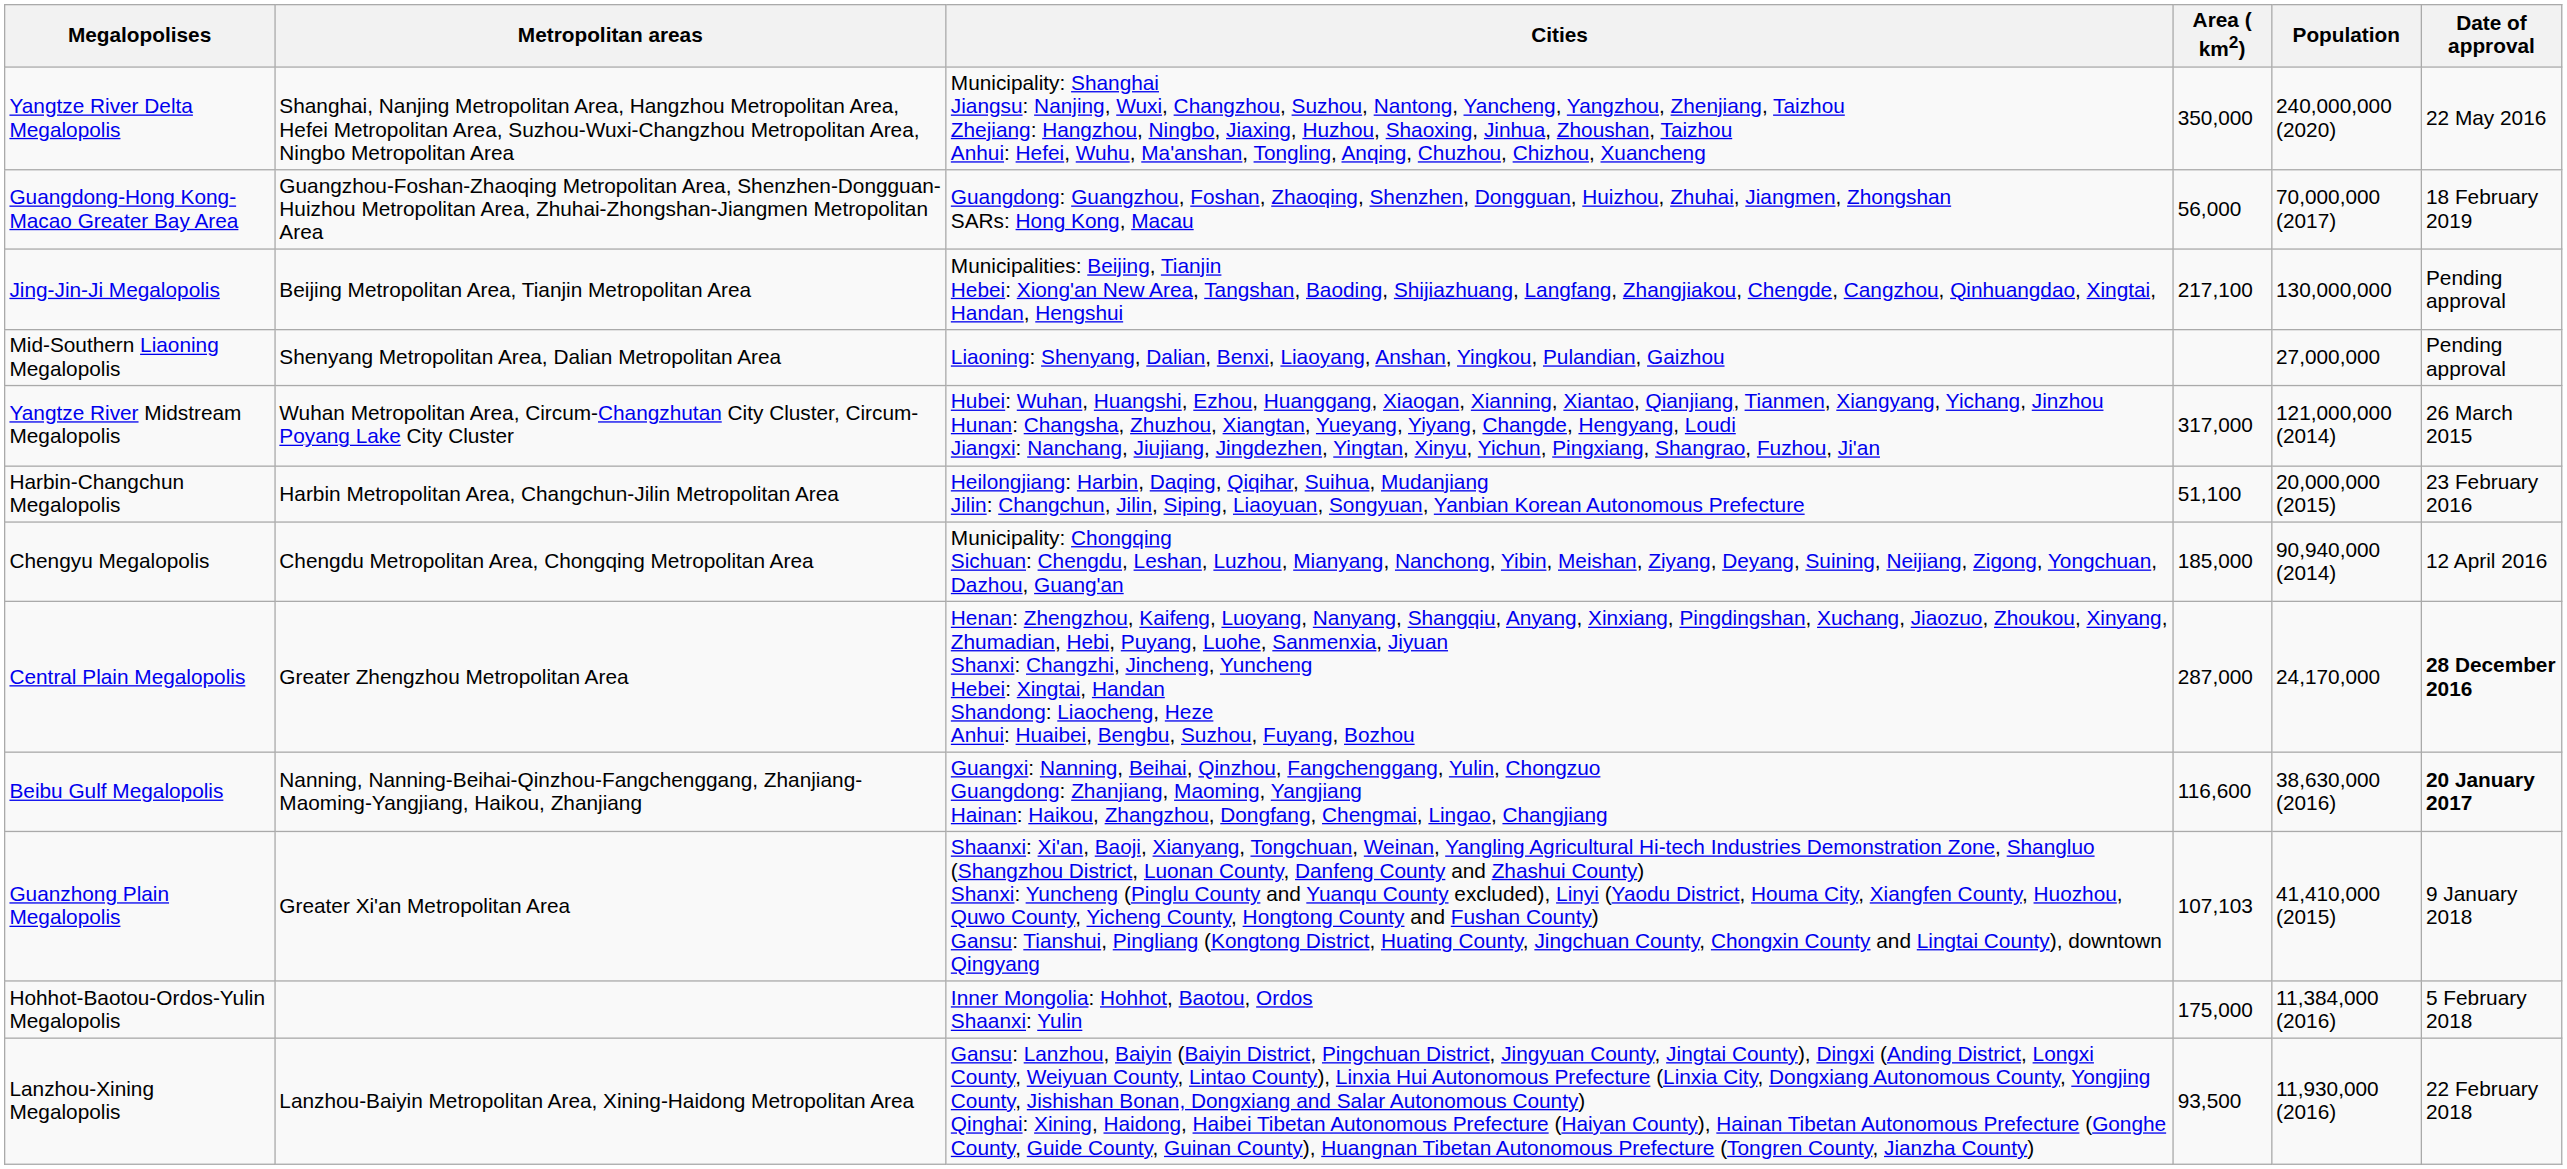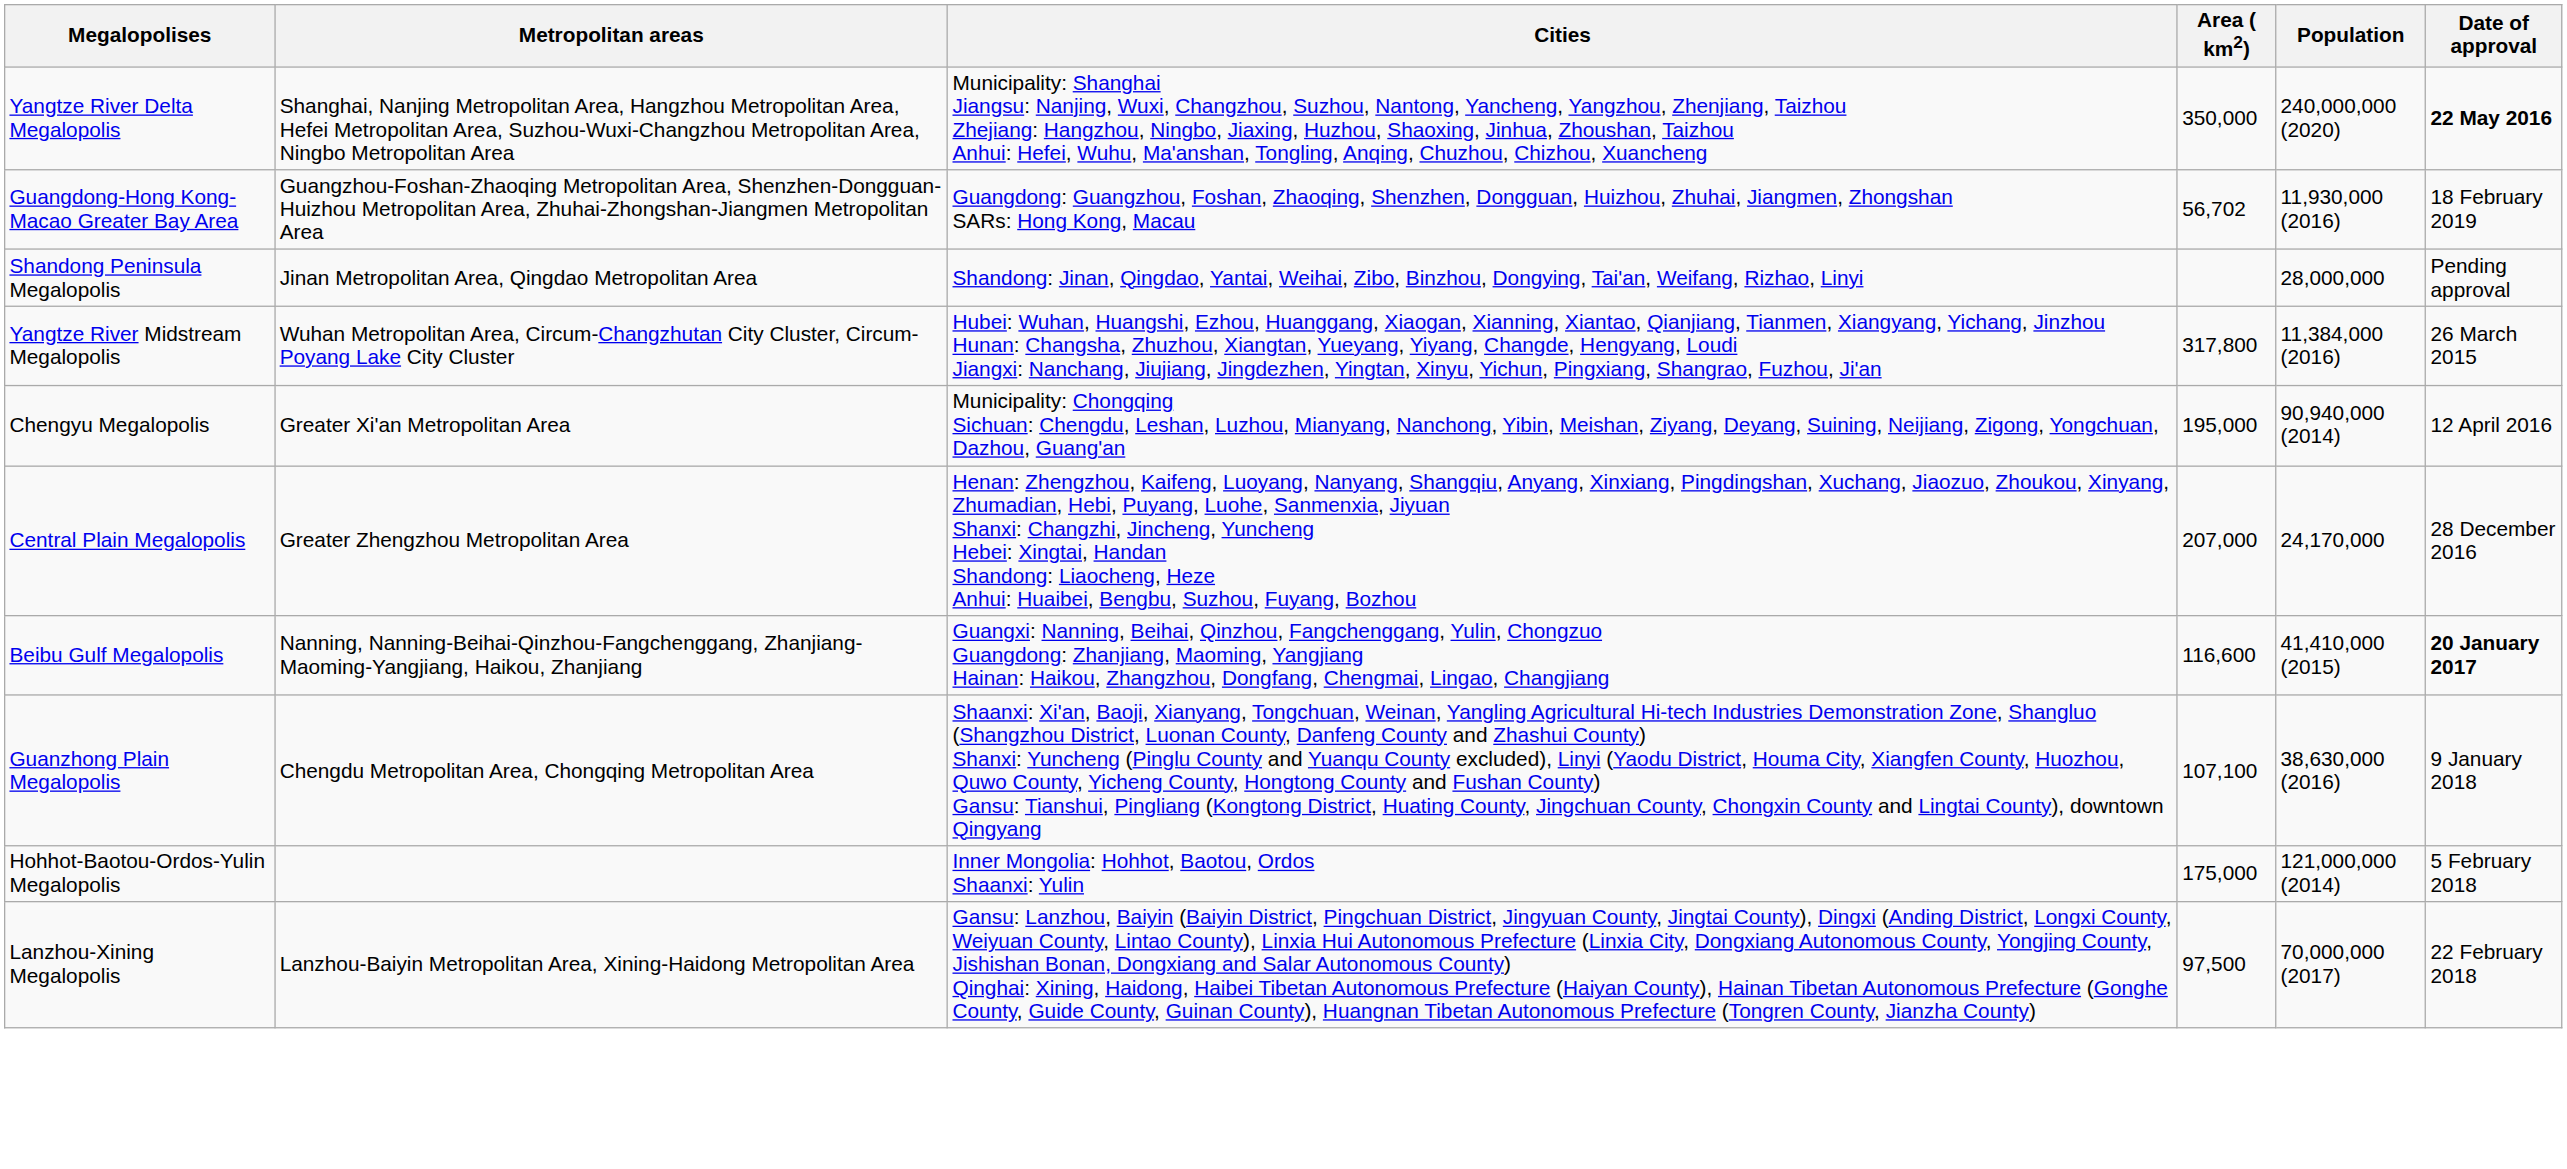(2486, 118) normal -> (2491, 118) bold
(2210, 209) 56,000 -> (2214, 209) 56,702
(2328, 209) 70,000,000 (2017) -> (2332, 209) 11,930,000 (2016)
- row: (115, 289)
+ row: (105, 277)
- row: (114, 357)
(2215, 425) 317,000 -> (2220, 345) 317,800
(2334, 425) 121,000,000 (2014) -> (2332, 345) 11,384,000 (2016)
- row: (97, 493)
(546, 561) Chengdu Metropolitan Area, Chongqing Metropolitan Area -> (425, 425) Greater Xi'an Metropolitan Area
(2215, 561) 185,000 -> (2220, 425) 195,000
(2215, 676) 287,000 -> (2220, 540) 207,000
(2491, 676) bold -> (2493, 540) normal
(2328, 791) 38,630,000 (2016) -> (2333, 655) 41,410,000 (2015)
(425, 906) Greater Xi'an Metropolitan Area -> (547, 770) Chengdu Metropolitan Area, Chongqing Metropolitan Area
(2215, 906) 107,103 -> (2220, 770) 107,100
(2328, 906) 41,410,000 (2015) -> (2333, 770) 38,630,000 (2016)
(2327, 1009) 11,384,000 (2016) -> (2338, 873) 121,000,000 (2014)
(2210, 1101) 93,500 -> (2214, 964) 97,500
(2327, 1101) 11,930,000 (2016) -> (2333, 964) 70,000,000 (2017)
